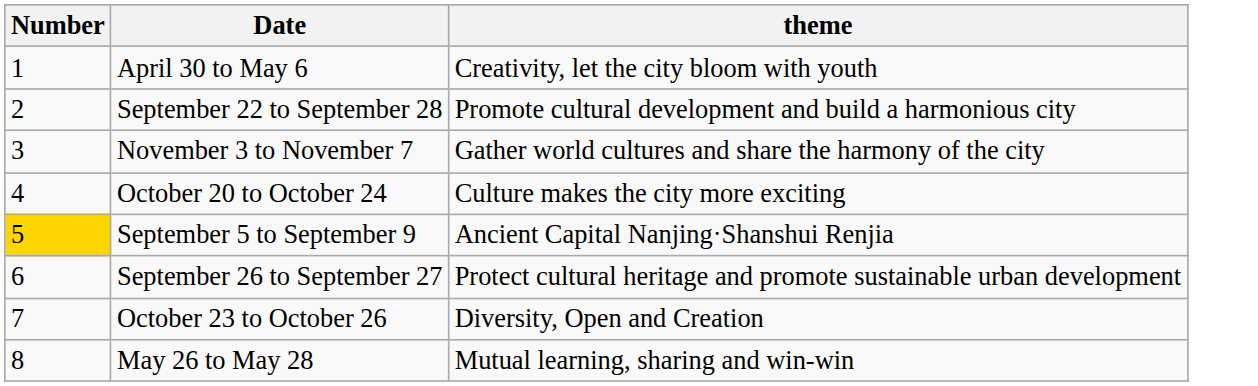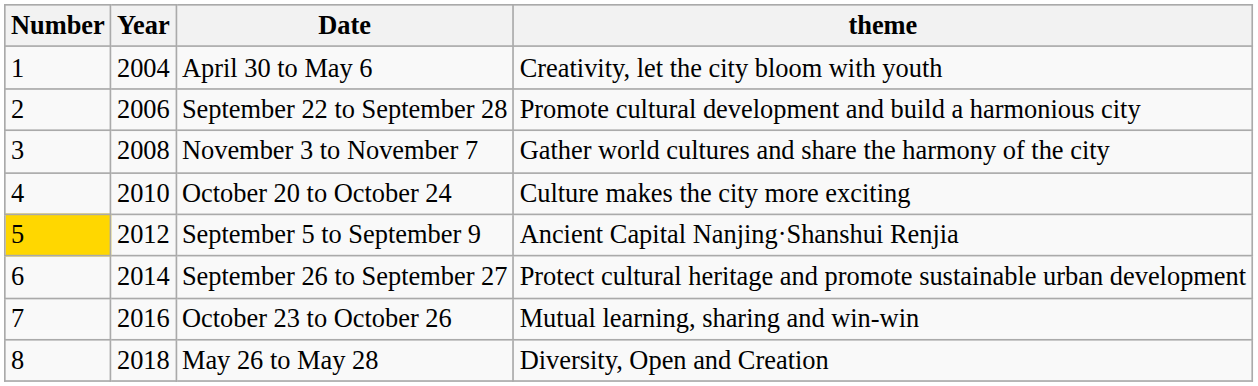+ column: (143, 25)
(609, 318) Diversity, Open and Creation -> (719, 318) Mutual learning, sharing and win-win
(654, 360) Mutual learning, sharing and win-win -> (674, 360) Diversity, Open and Creation
